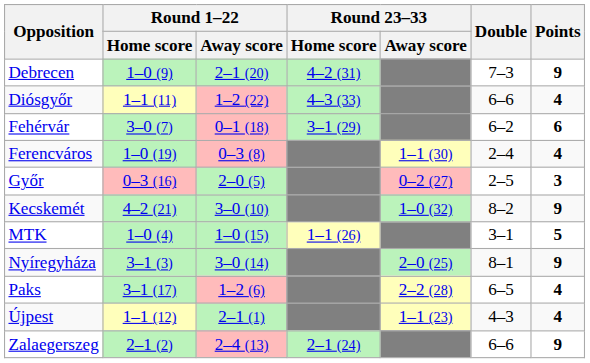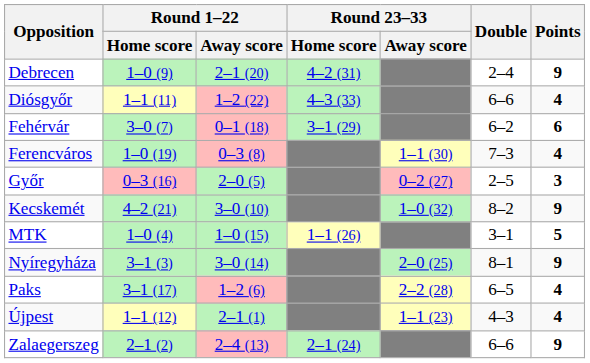(501, 72) 7–3 -> (501, 72) 2–4
(501, 153) 2–4 -> (501, 153) 7–3
